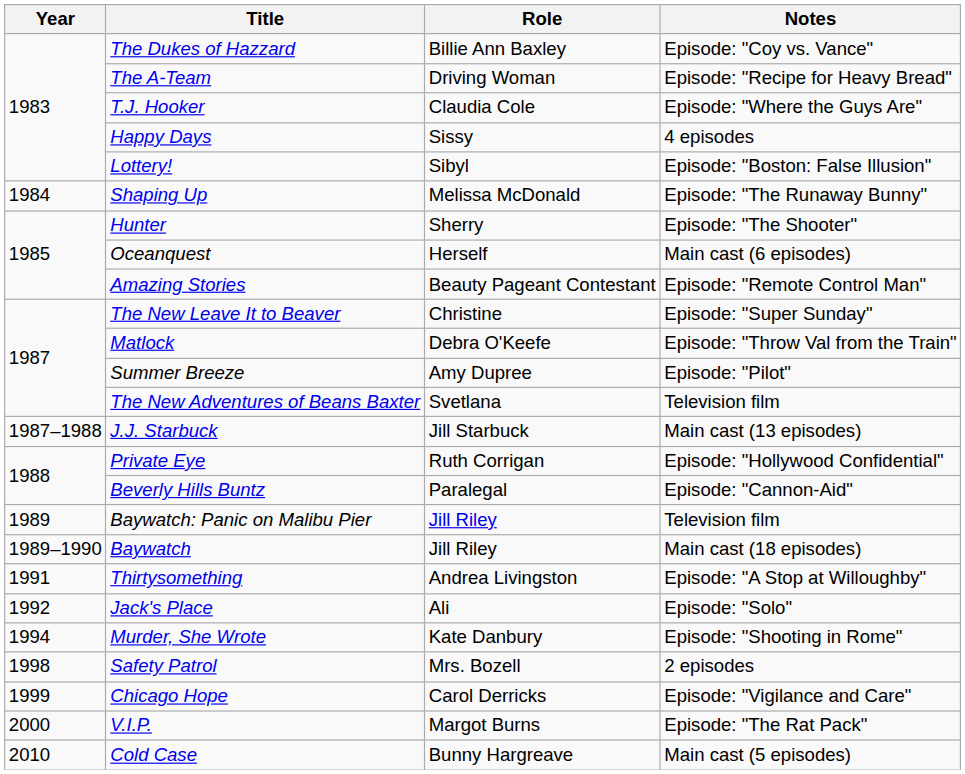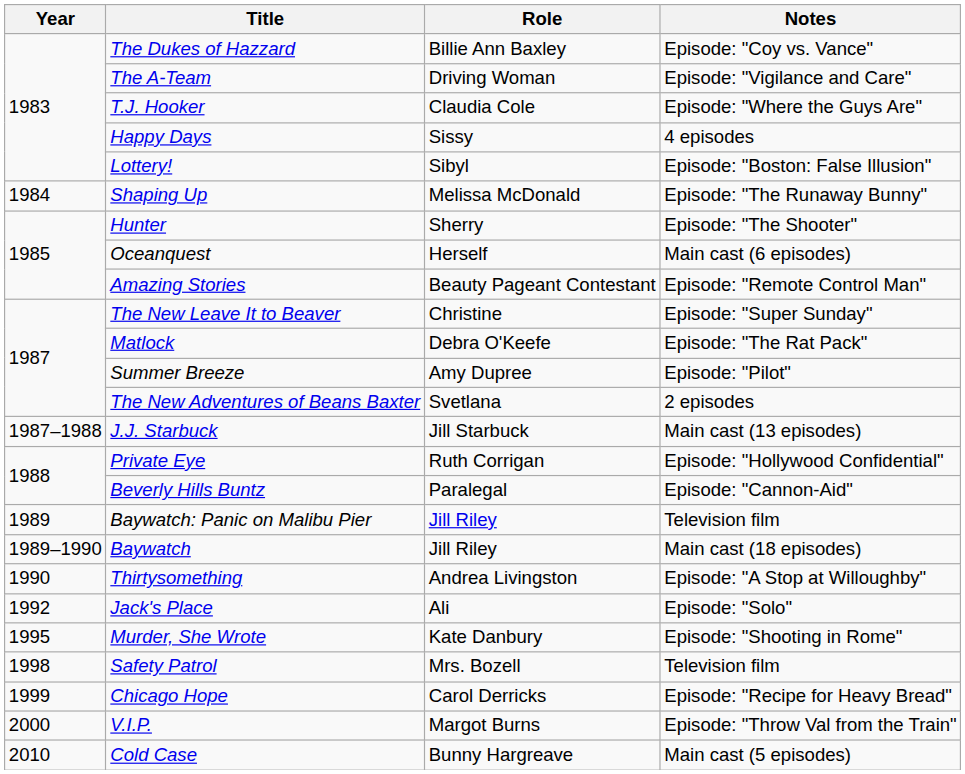(808, 78) Episode: "Recipe for Heavy Bread" -> (788, 78) Episode: "Vigilance and Care"
(810, 343) Episode: "Throw Val from the Train" -> (766, 343) Episode: "The Rat Pack"
(722, 401) Television film -> (709, 401) 2 episodes
(30, 578) 1991 -> (30, 578) 1990
(30, 637) 1994 -> (30, 637) 1995
(709, 666) 2 episodes -> (722, 666) Television film
(788, 696) Episode: "Vigilance and Care" -> (808, 696) Episode: "Recipe for Heavy Bread"
(766, 725) Episode: "The Rat Pack" -> (810, 725) Episode: "Throw Val from the Train"
